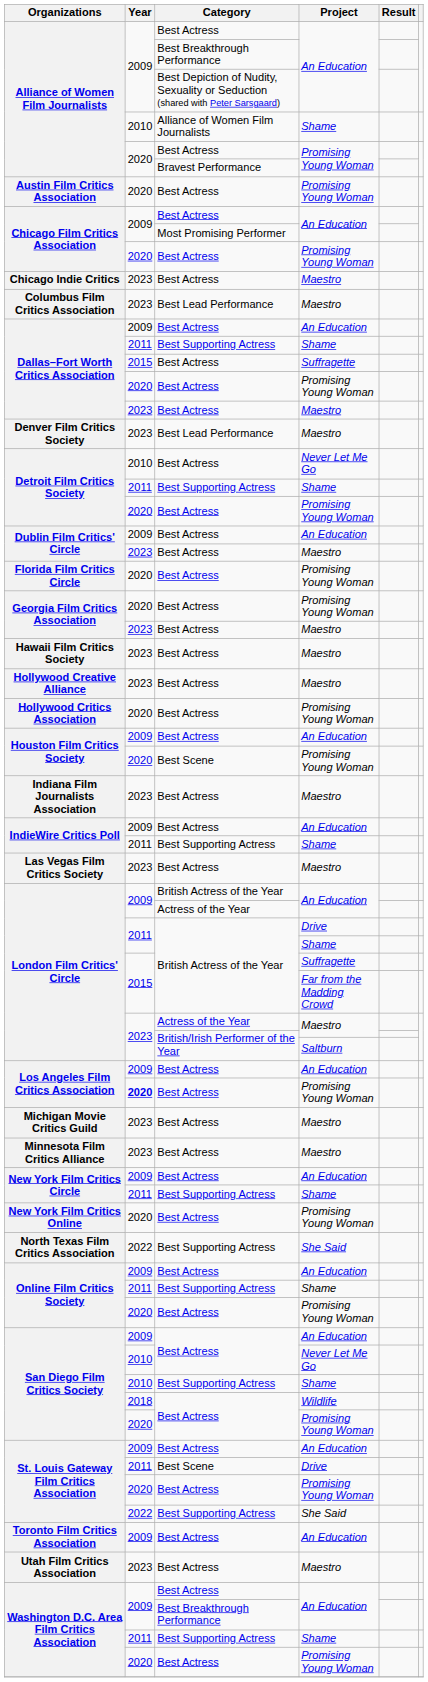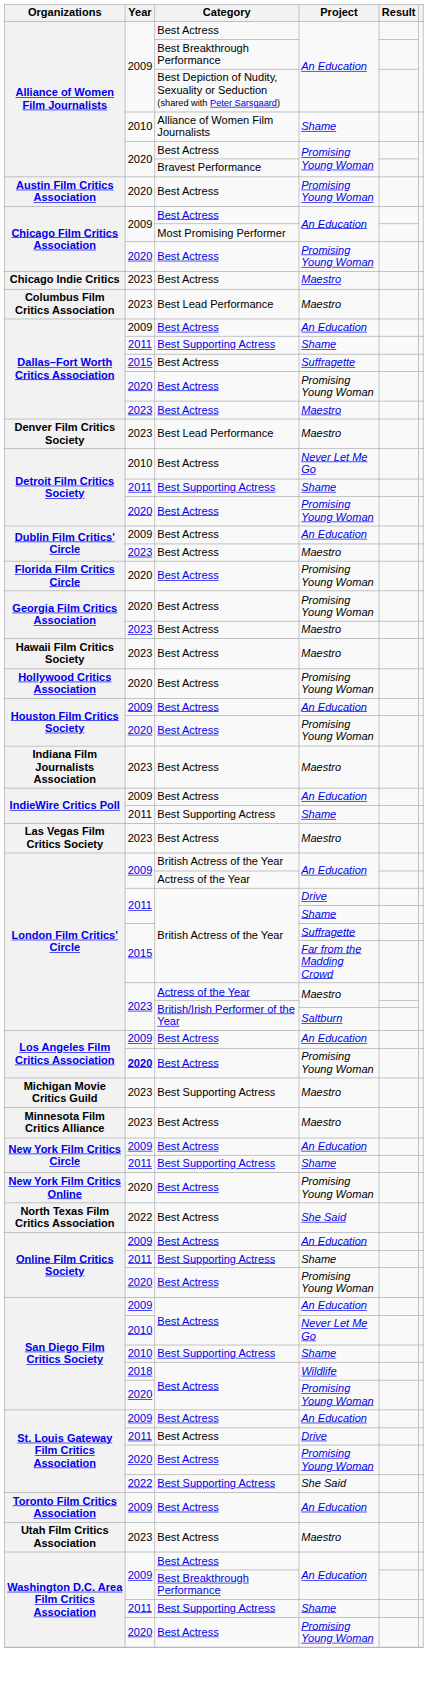- row: (65, 683)
(186, 760) Best Scene -> (188, 731) Best Actress
(188, 1122) Best Actress -> (216, 1093) Best Supporting Actress
(216, 1247) Best Supporting Actress -> (188, 1217) Best Actress
(186, 1466) Best Scene -> (188, 1436) Best Actress
